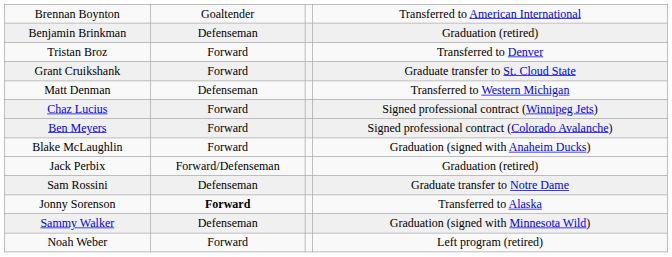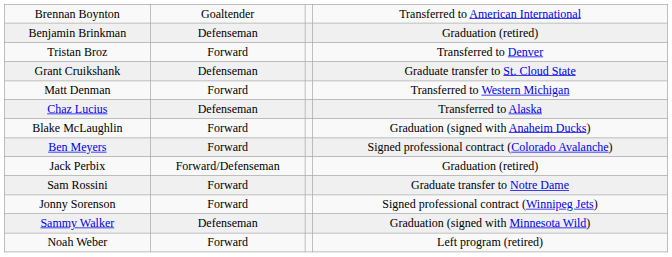(228, 71) Forward -> (228, 71) Defenseman
(228, 90) Defenseman -> (228, 90) Forward
(228, 109) Forward -> (228, 109) Defenseman
(490, 109) Signed professional contract (Winnipeg Jets) -> (490, 109) Transferred to Alaska
rows swapped: (77, 147) <-> (77, 128)
(228, 185) Defenseman -> (228, 185) Forward
(228, 204) bold -> (228, 204) normal
(490, 204) Transferred to Alaska -> (490, 204) Signed professional contract (Winnipeg Jets)
